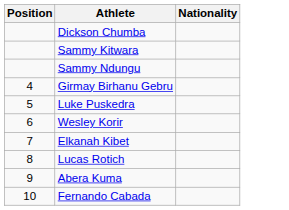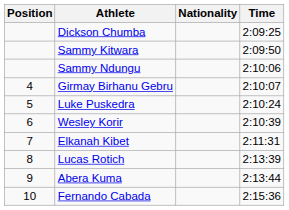+ column: (262, 13)
